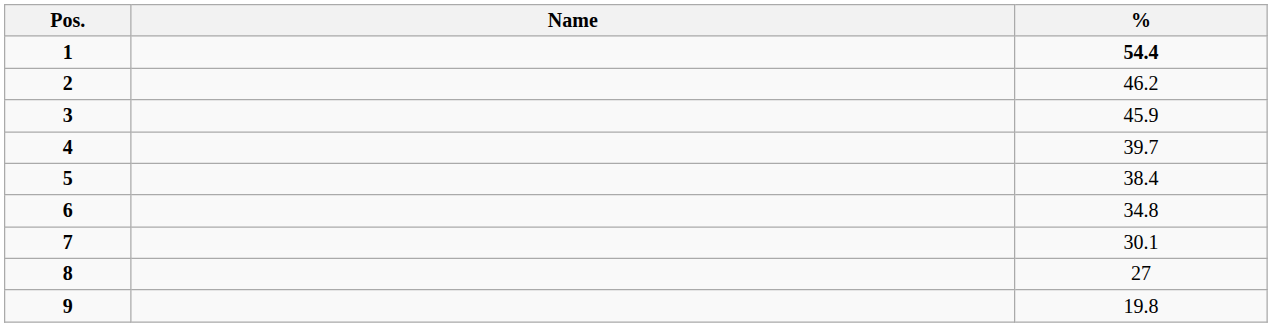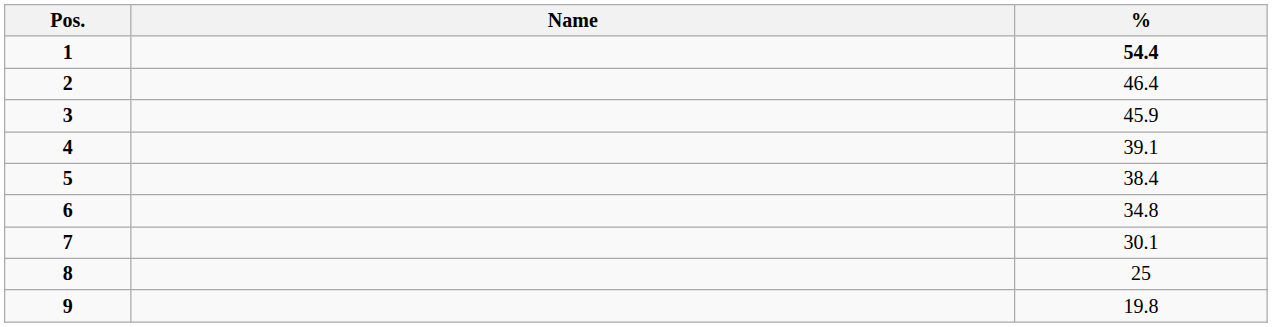(1141, 83) 46.2 -> (1141, 83) 46.4
(1141, 147) 39.7 -> (1141, 147) 39.1
(1141, 274) 27 -> (1141, 274) 25
